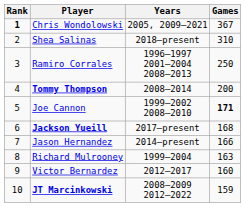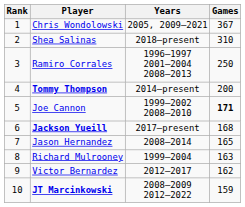(17, 26) bold -> (17, 26) normal
(168, 89) 2008–2014 -> (168, 89) 2014–present
(168, 143) 2014–present -> (168, 143) 2008–2014
(225, 143) 166 -> (225, 143) 165
(225, 171) 160 -> (225, 171) 162
